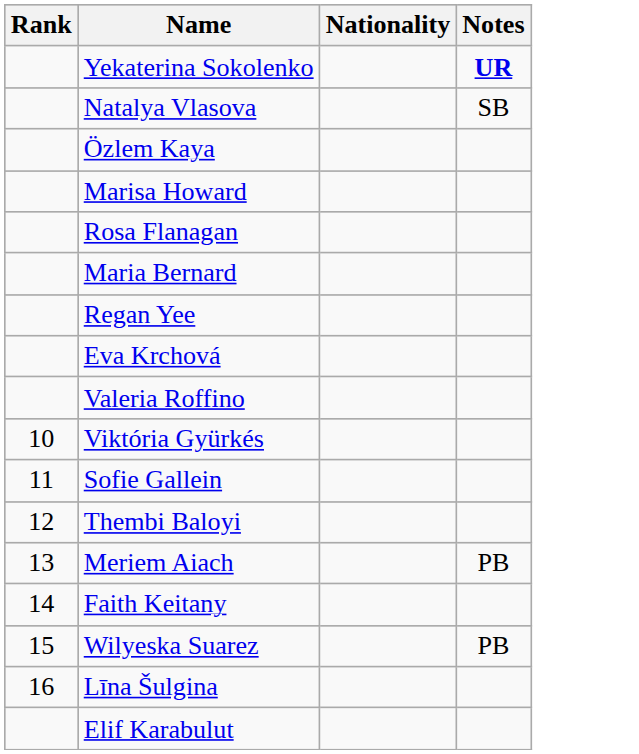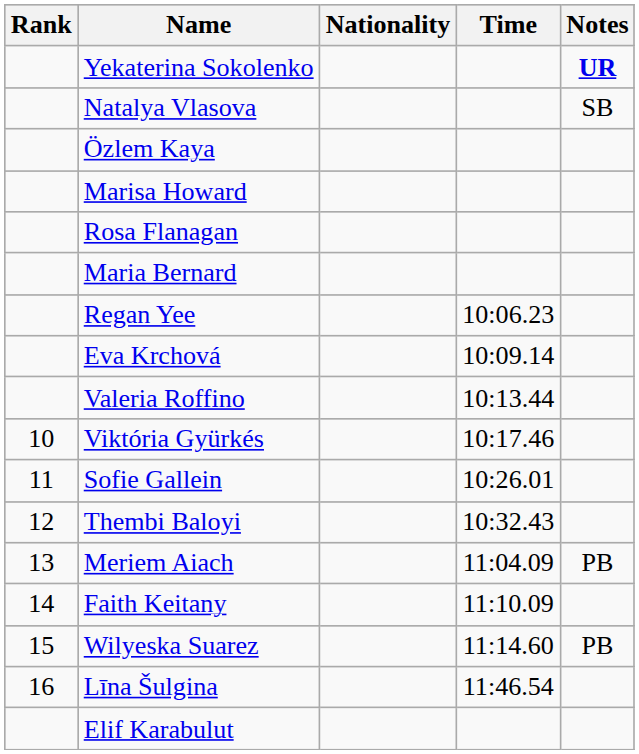+ column: (508, 25)
